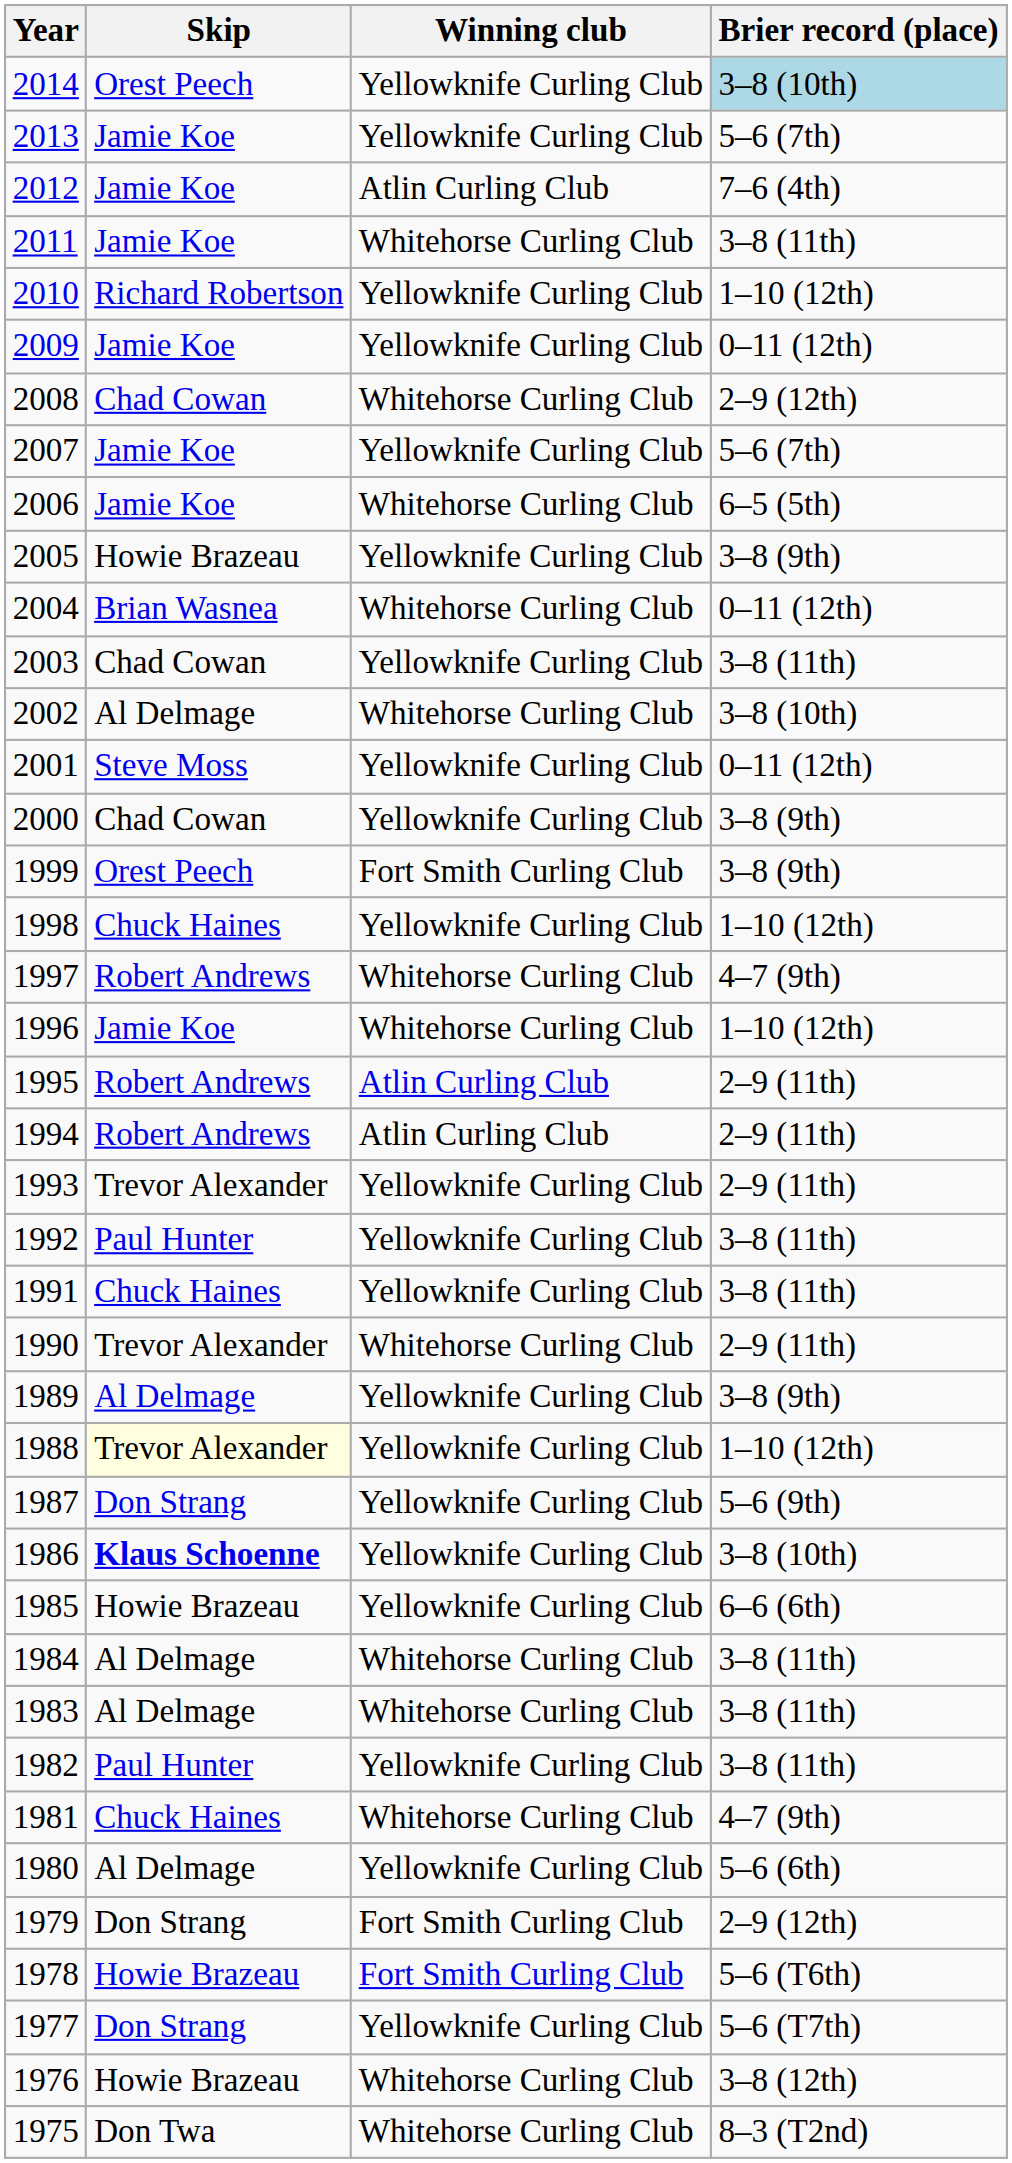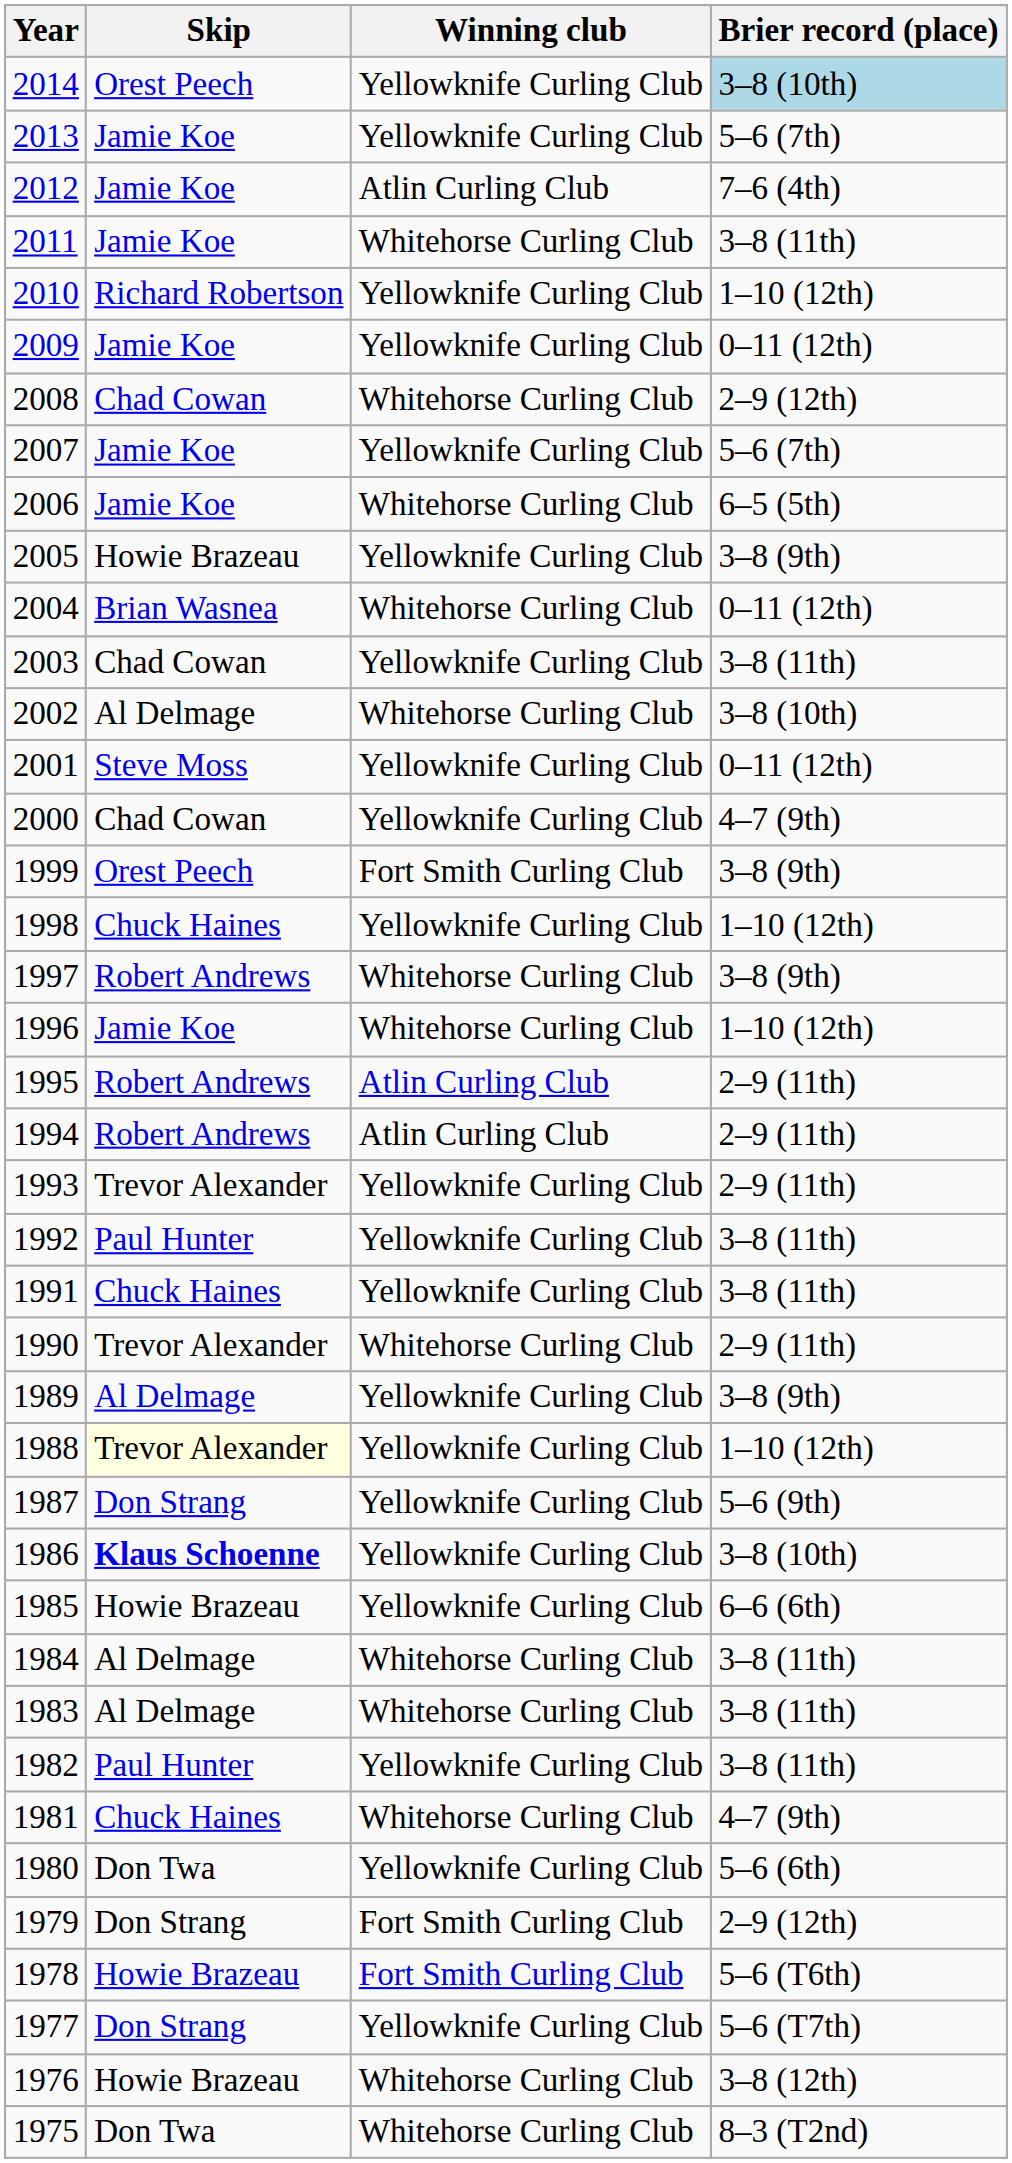(780, 818) 3–8 (9th) -> (780, 818) 4–7 (9th)
(780, 976) 4–7 (9th) -> (780, 976) 3–8 (9th)
(175, 1869) Al Delmage -> (155, 1869) Don Twa
